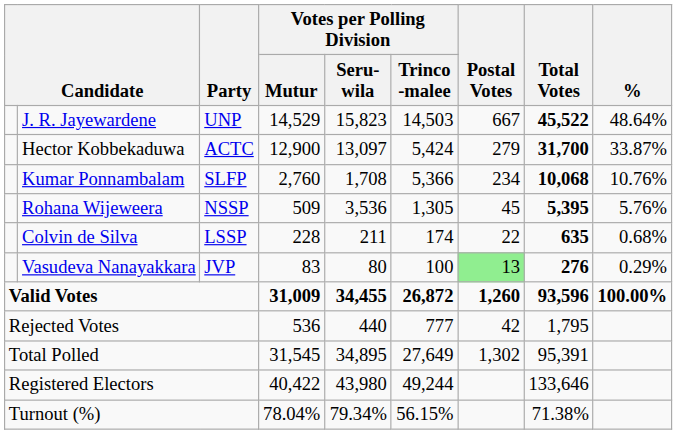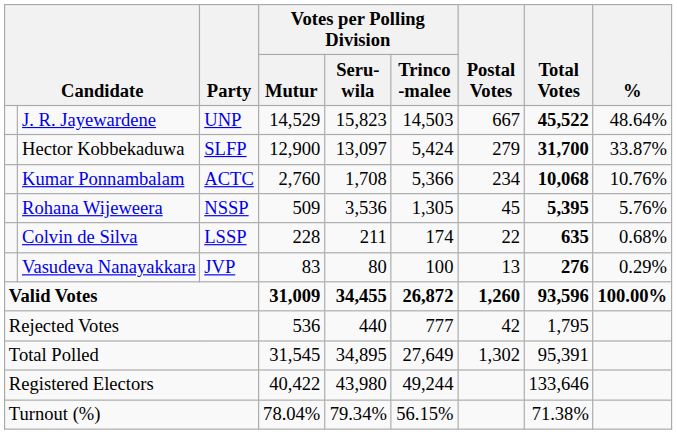(229, 149) ACTC -> (225, 149) SLFP
(225, 178) SLFP -> (229, 178) ACTC
(511, 267) lightgreen background -> (511, 267) no background
